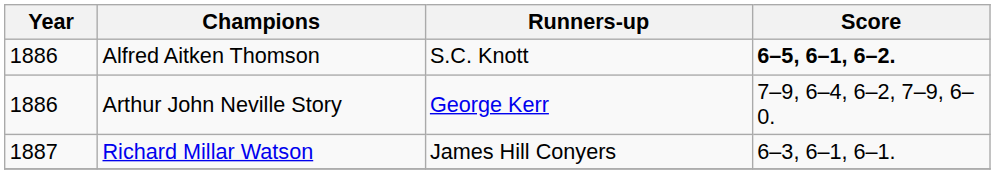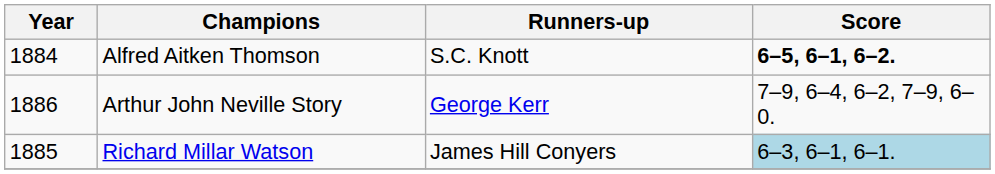(34, 56) 1886 -> (34, 56) 1884
(34, 150) 1887 -> (34, 150) 1885
(826, 150) no background -> (826, 150) lightblue background
